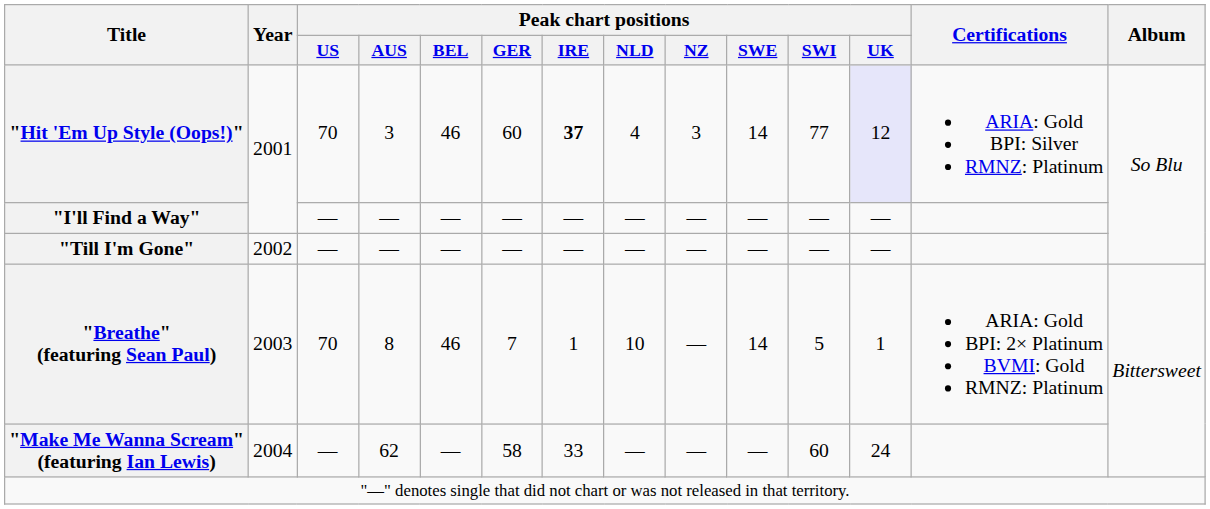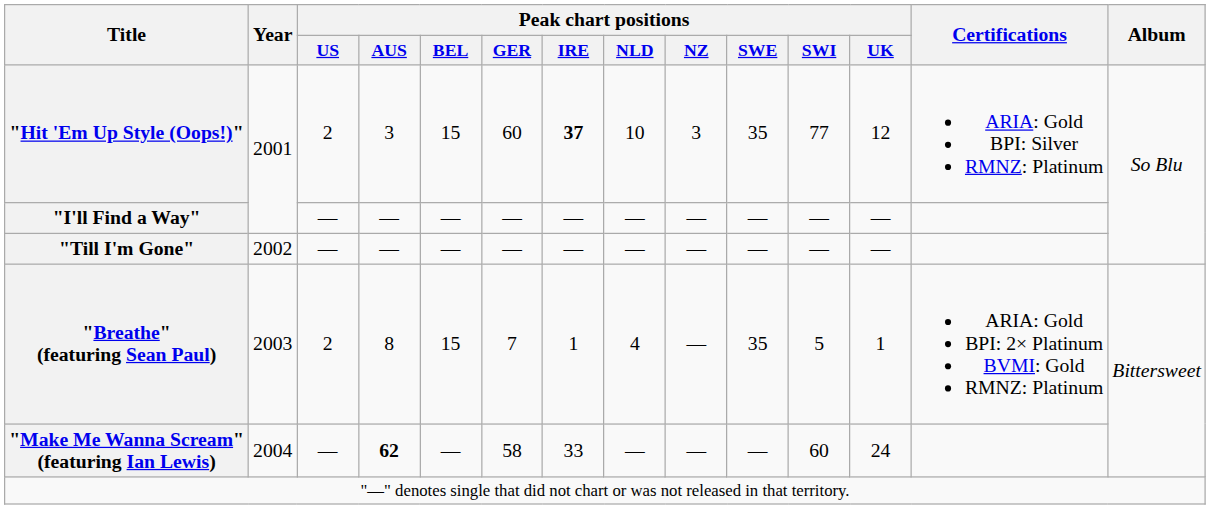(328, 133) 70 -> (328, 133) 2
(451, 133) 46 -> (451, 133) 15
(635, 133) 4 -> (635, 133) 10
(758, 133) 14 -> (758, 133) 35
(881, 133) lavender background -> (881, 133) no background
(328, 343) 70 -> (328, 343) 2
(451, 343) 46 -> (451, 343) 15
(635, 343) 10 -> (635, 343) 4
(758, 343) 14 -> (758, 343) 35
(389, 450) normal -> (389, 450) bold
